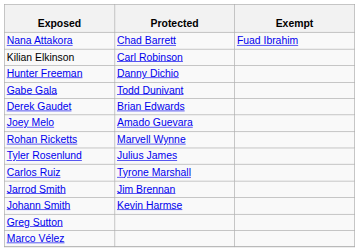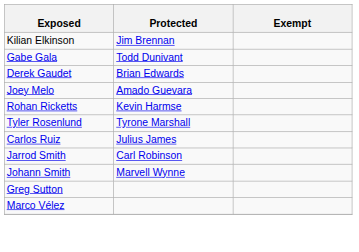- row: (40, 40)
(150, 57) Carl Robinson -> (145, 40) Jim Brennan
- row: (45, 73)
(151, 139) Marvell Wynne -> (149, 106) Kevin Harmse
(147, 156) Julius James -> (153, 123) Tyrone Marshall
(154, 172) Tyrone Marshall -> (146, 139) Julius James
(146, 189) Jim Brennan -> (149, 156) Carl Robinson
(150, 205) Kevin Harmse -> (151, 172) Marvell Wynne
